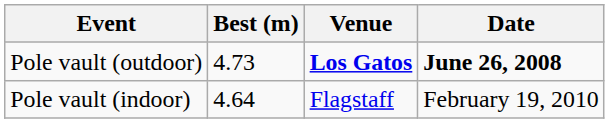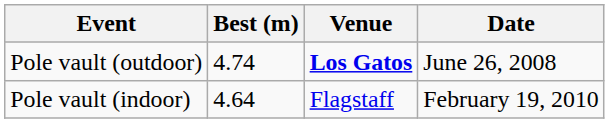(234, 61) 4.73 -> (234, 61) 4.74
(493, 61) bold -> (490, 61) normal
